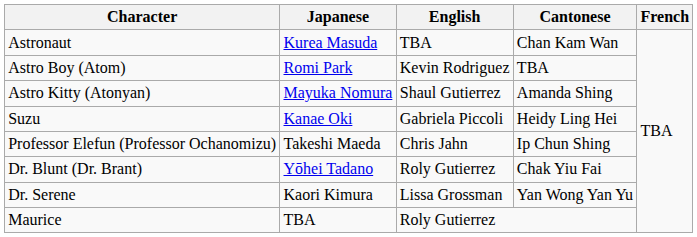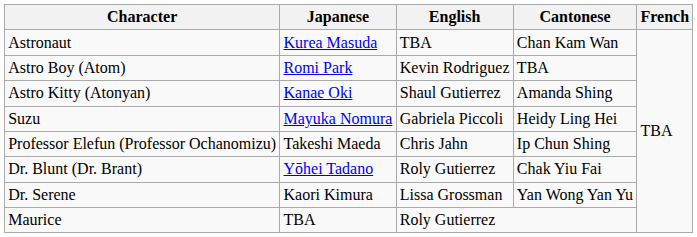(338, 93) Mayuka Nomura -> (318, 93) Kanae Oki
(318, 118) Kanae Oki -> (338, 118) Mayuka Nomura
